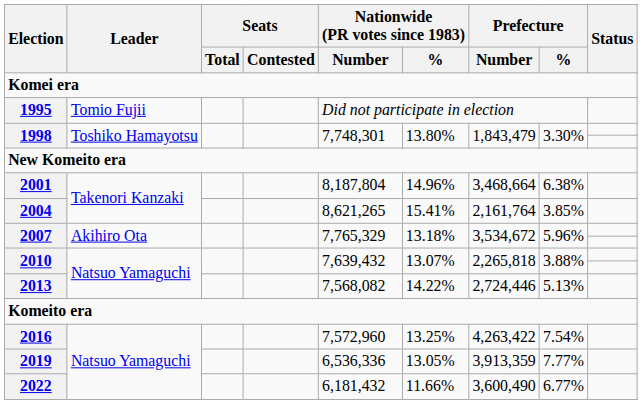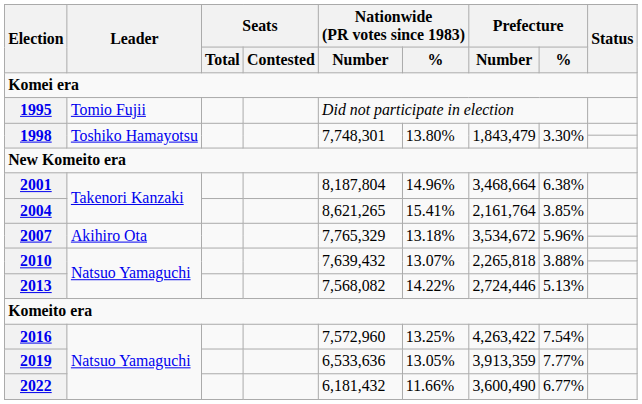(354, 361) 6,536,336 -> (354, 361) 6,533,636
